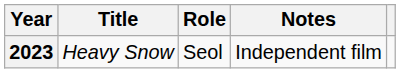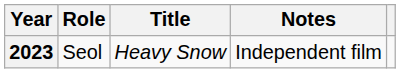columns swapped: (118, 20) <-> (205, 20)
